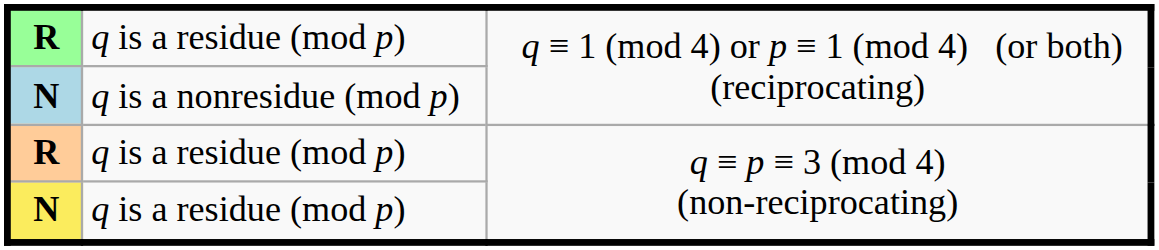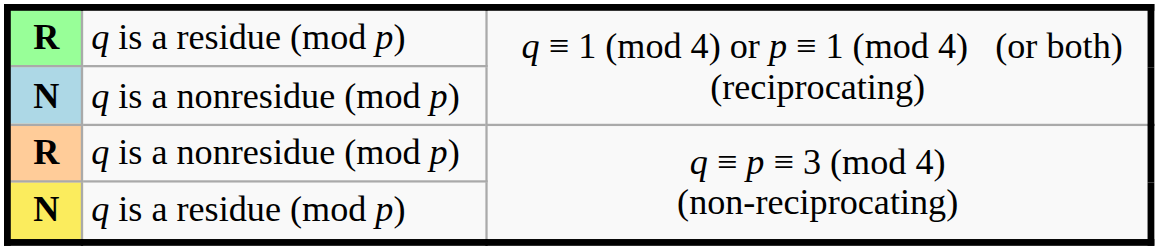(248, 152) q is a residue (mod p) -> (284, 152) q is a nonresidue (mod p)
